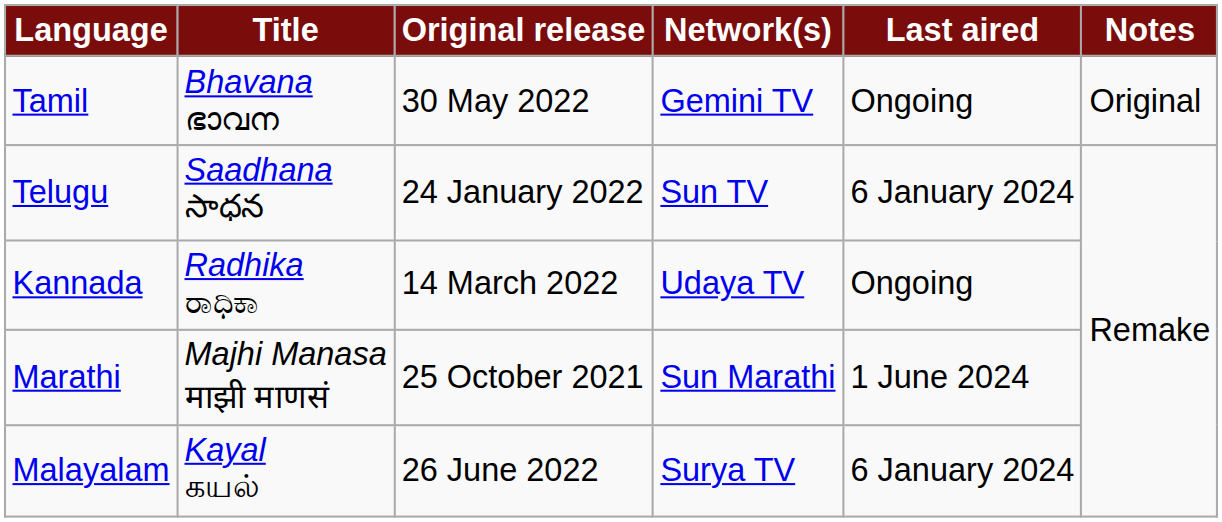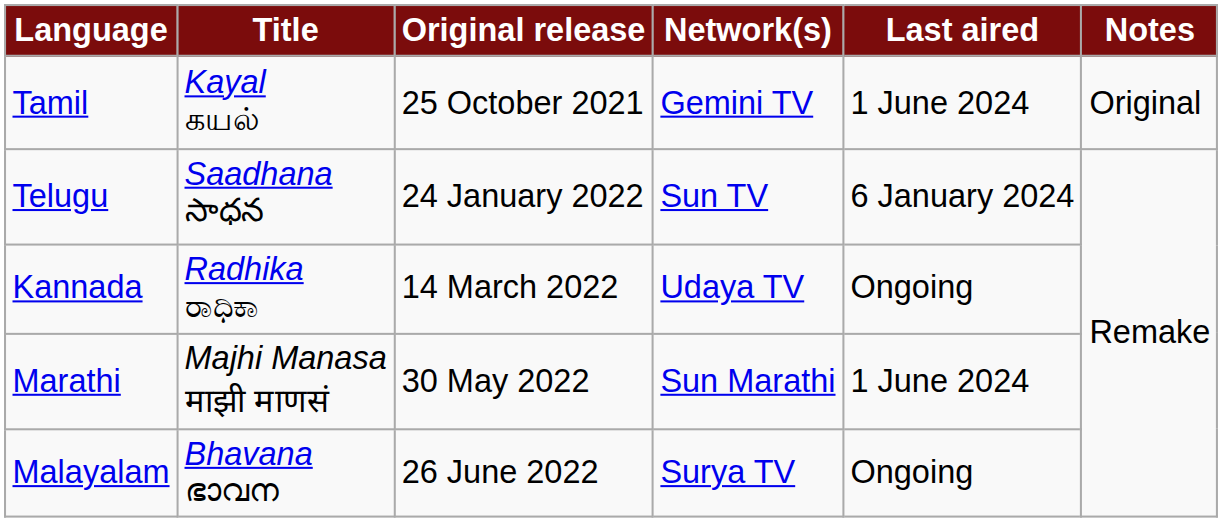(249, 100) Bhavana ഭാവന -> (225, 100) Kayal கயல்
(496, 100) 30 May 2022 -> (523, 102) 25 October 2021
(912, 100) Ongoing -> (940, 102) 1 June 2024
(523, 376) 25 October 2021 -> (496, 380) 30 May 2022
(225, 468) Kayal கயல் -> (249, 472) Bhavana ഭാവന
(962, 470) 6 January 2024 -> (912, 472) Ongoing
